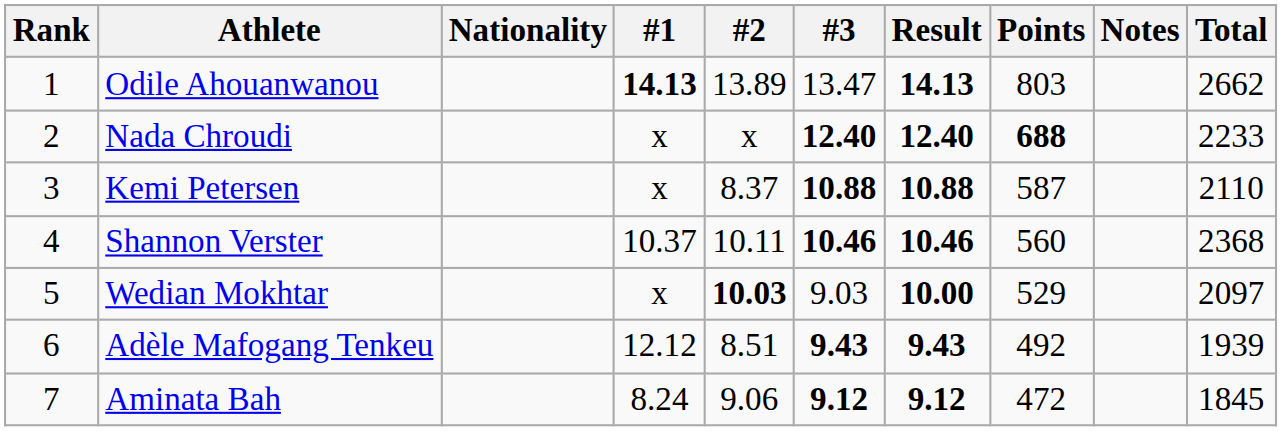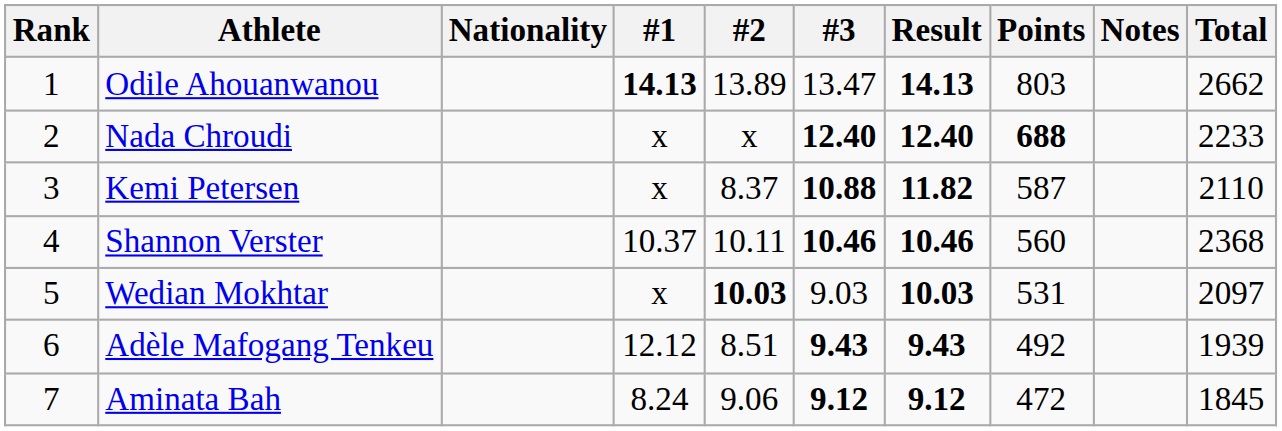(937, 188) 10.88 -> (937, 188) 11.82
(937, 293) 10.00 -> (937, 293) 10.03
(1041, 293) 529 -> (1041, 293) 531
